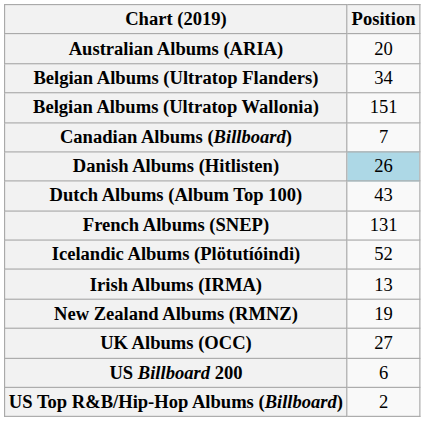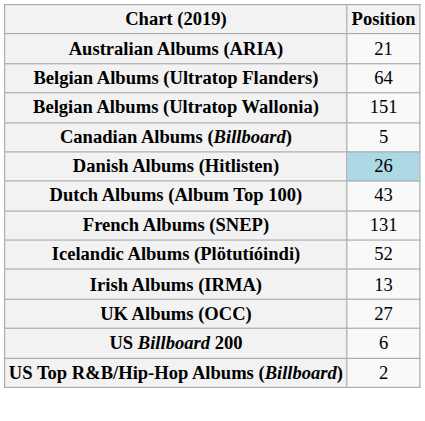(384, 48) 20 -> (384, 48) 21
(384, 78) 34 -> (384, 78) 64
(384, 136) 7 -> (384, 136) 5
- row: (176, 313)
